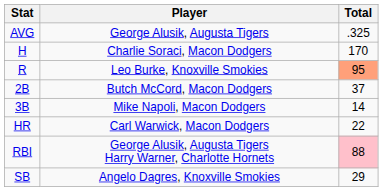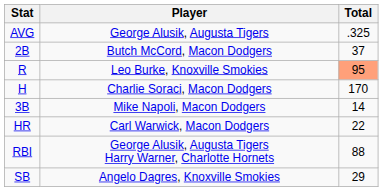rows swapped: (22, 51) <-> (22, 88)
(358, 151) pink background -> (358, 151) no background
